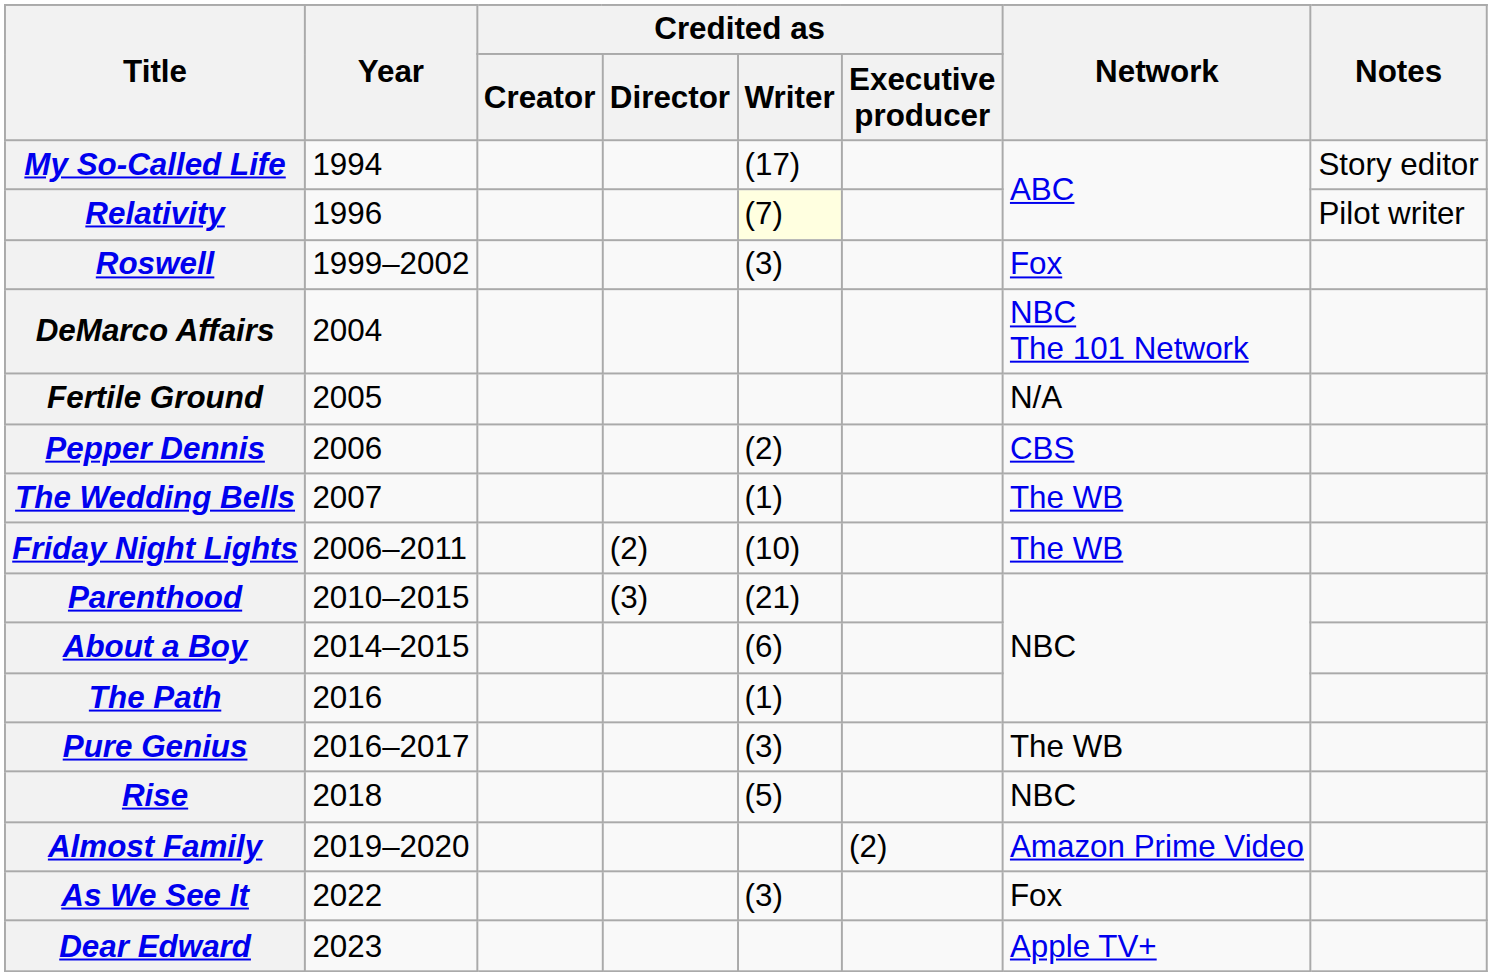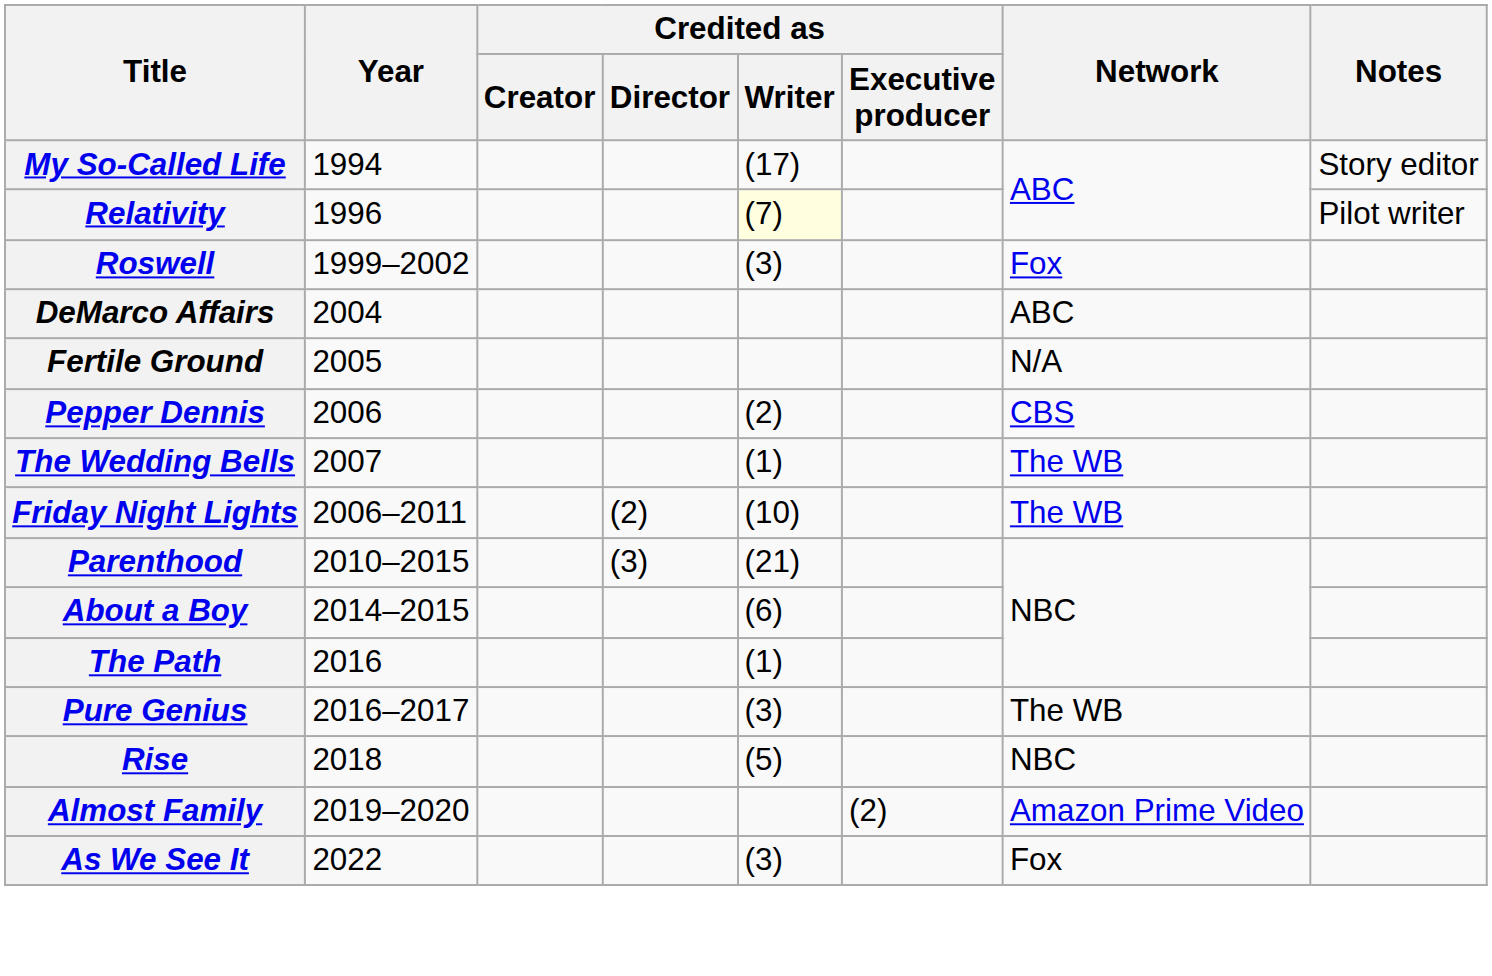(1129, 330) NBC The 101 Network -> (1042, 313) ABC
- row: (155, 945)
